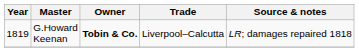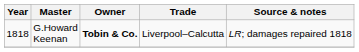(18, 33) 1819 -> (18, 33) 1818
